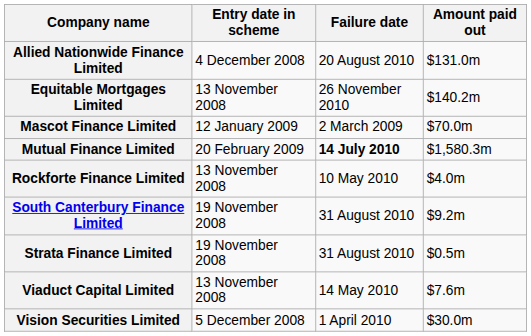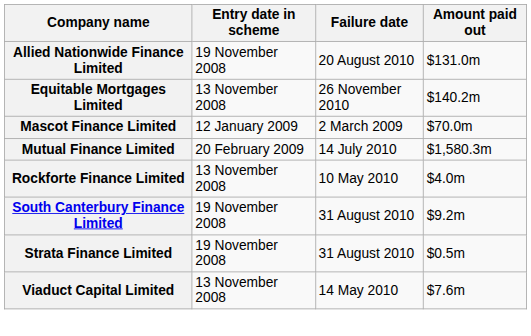(250, 60) 4 December 2008 -> (237, 60) 19 November 2008
(359, 149) bold -> (358, 149) normal
- row: (98, 320)
